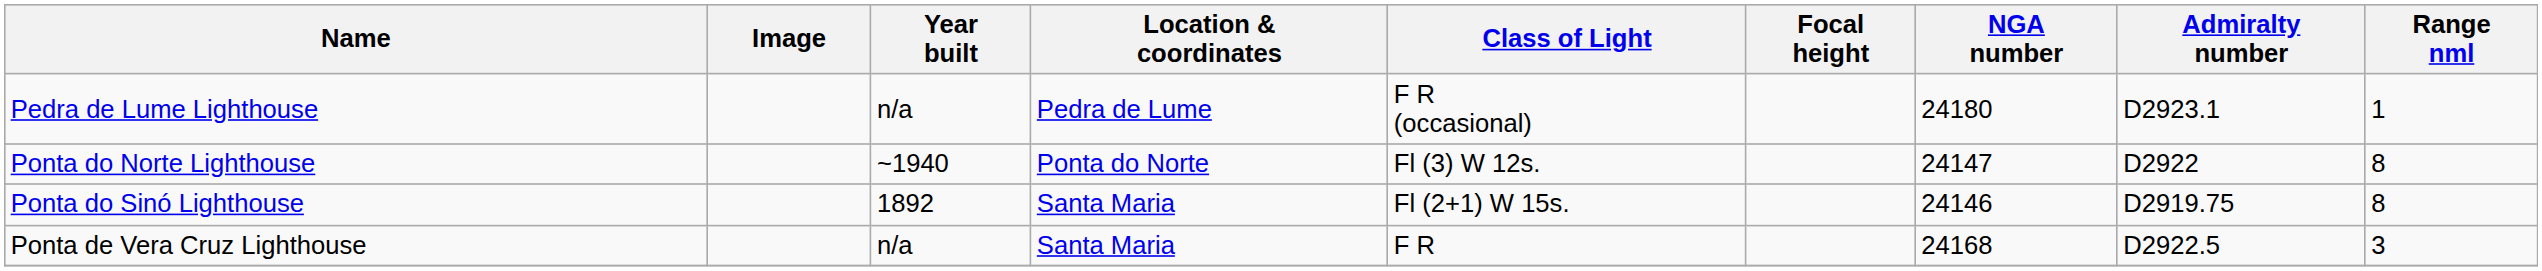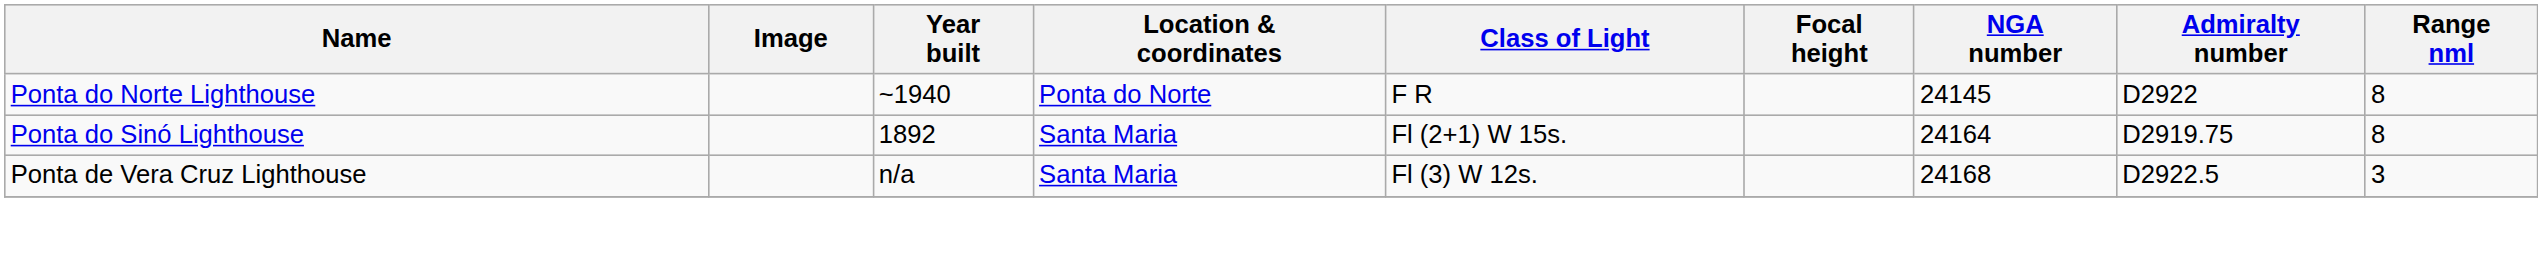- row: (164, 108)
(1467, 163) Fl (3) W 12s. -> (1412, 94) F R
(1957, 163) 24147 -> (1956, 94) 24145
(1957, 204) 24146 -> (1956, 134) 24164
(1414, 244) F R -> (1465, 175) Fl (3) W 12s.
